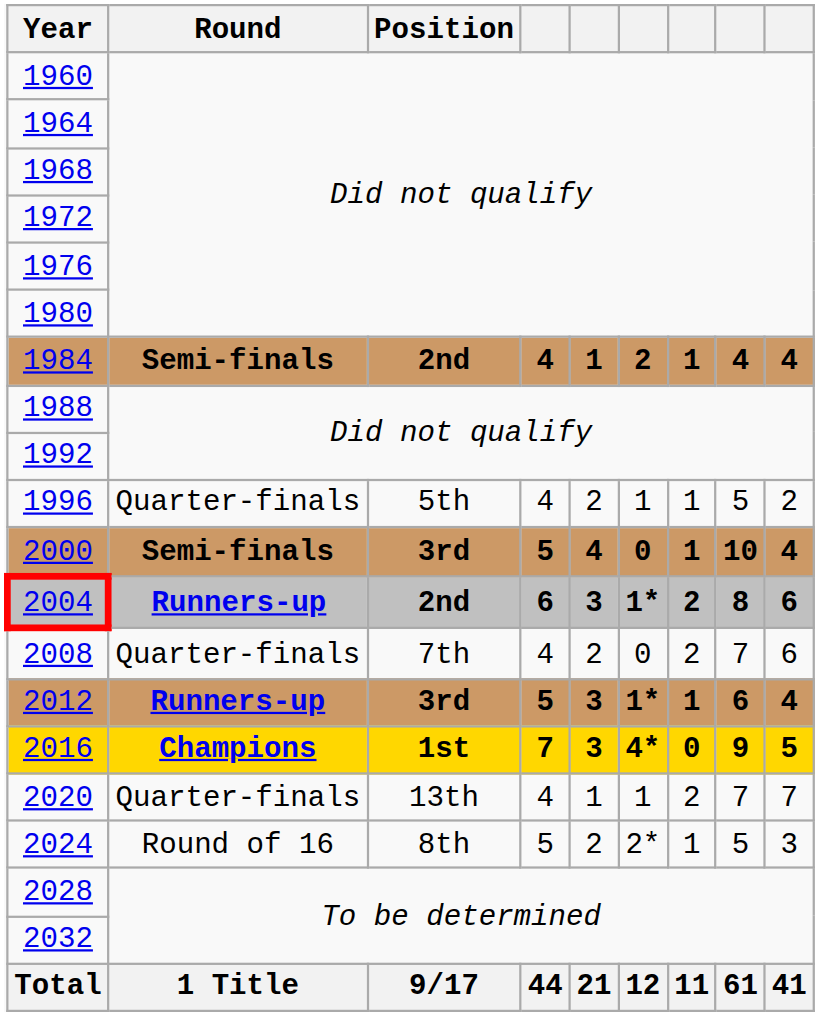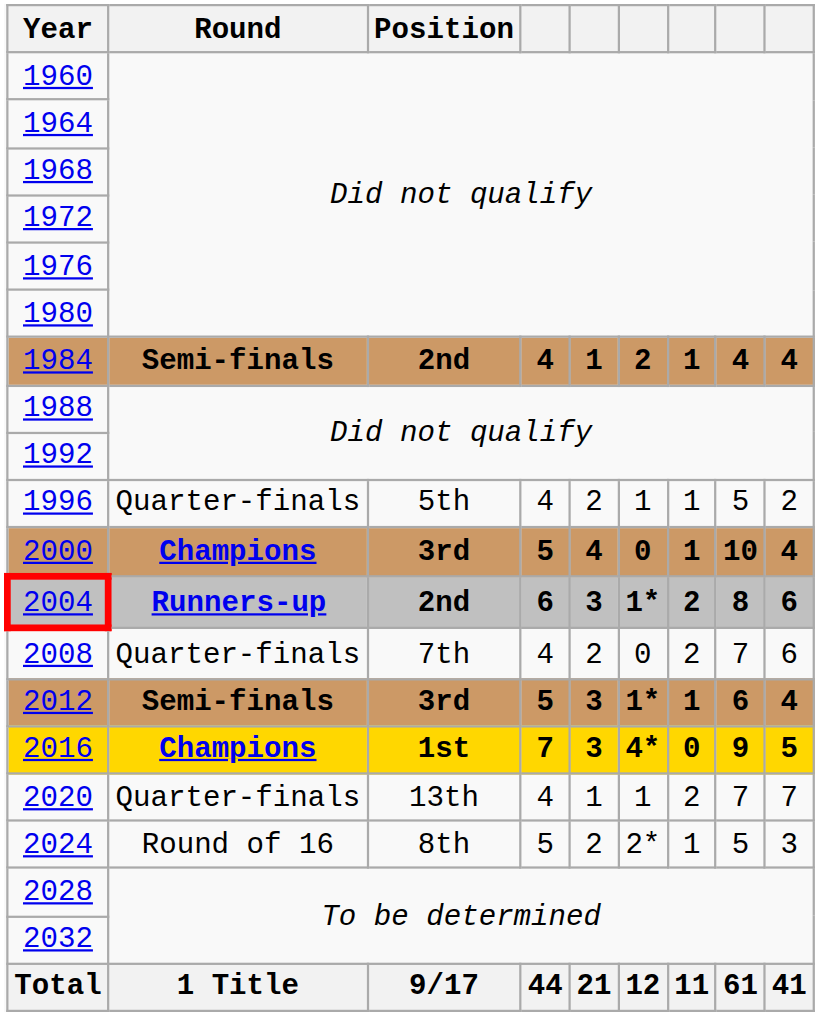(238, 552) Semi-finals -> (238, 552) Champions
(238, 702) Runners-up -> (238, 702) Semi-finals
